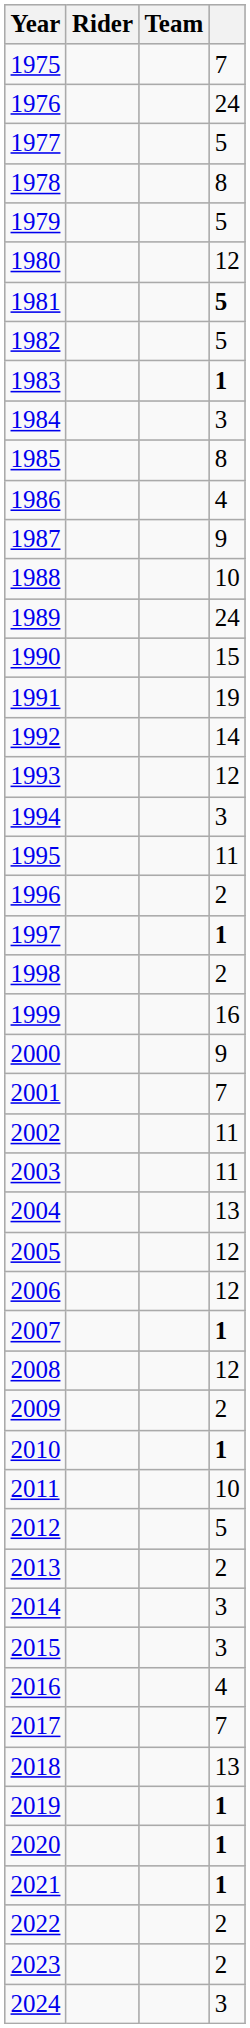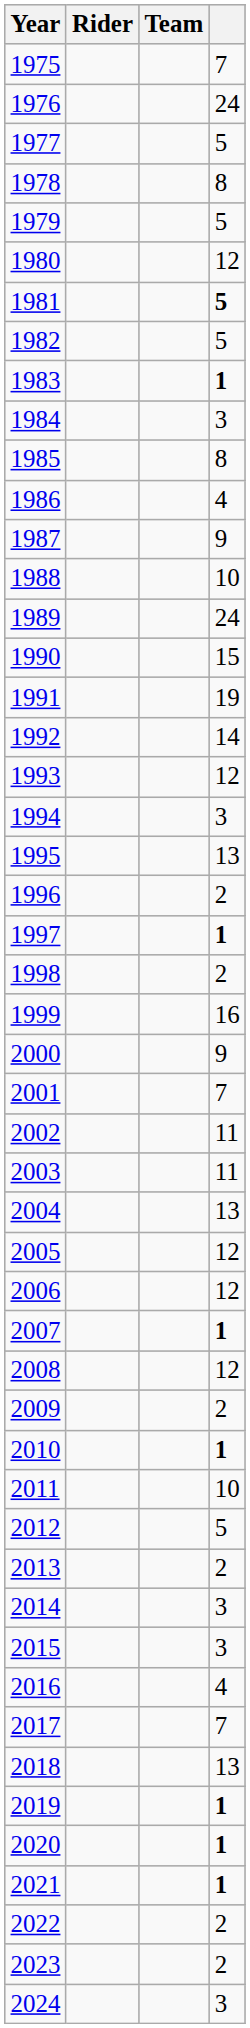(227, 855) 11 -> (227, 855) 13
